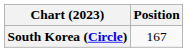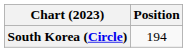(157, 36) 167 -> (157, 36) 194
